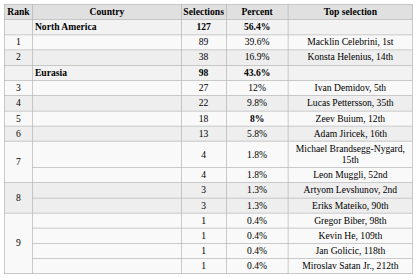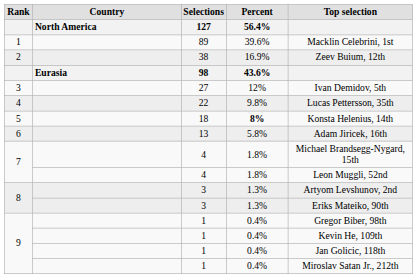(350, 57) Konsta Helenius, 14th -> (350, 57) Zeev Buium, 12th
(350, 118) Zeev Buium, 12th -> (350, 118) Konsta Helenius, 14th
